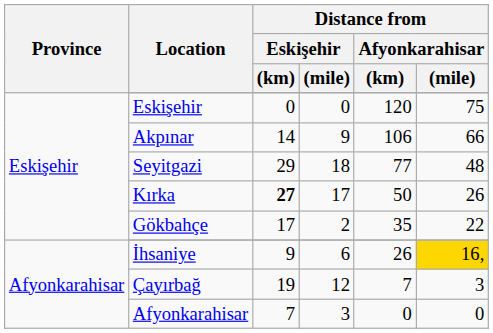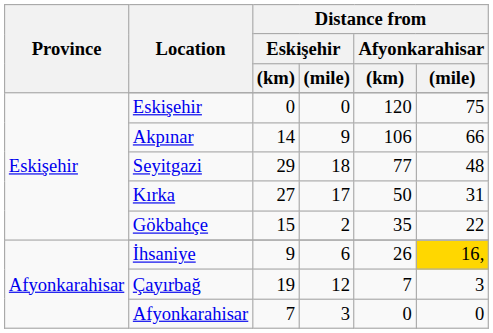(286, 195) bold -> (286, 195) normal
(475, 195) 26 -> (475, 195) 31
(286, 225) 17 -> (286, 225) 15
